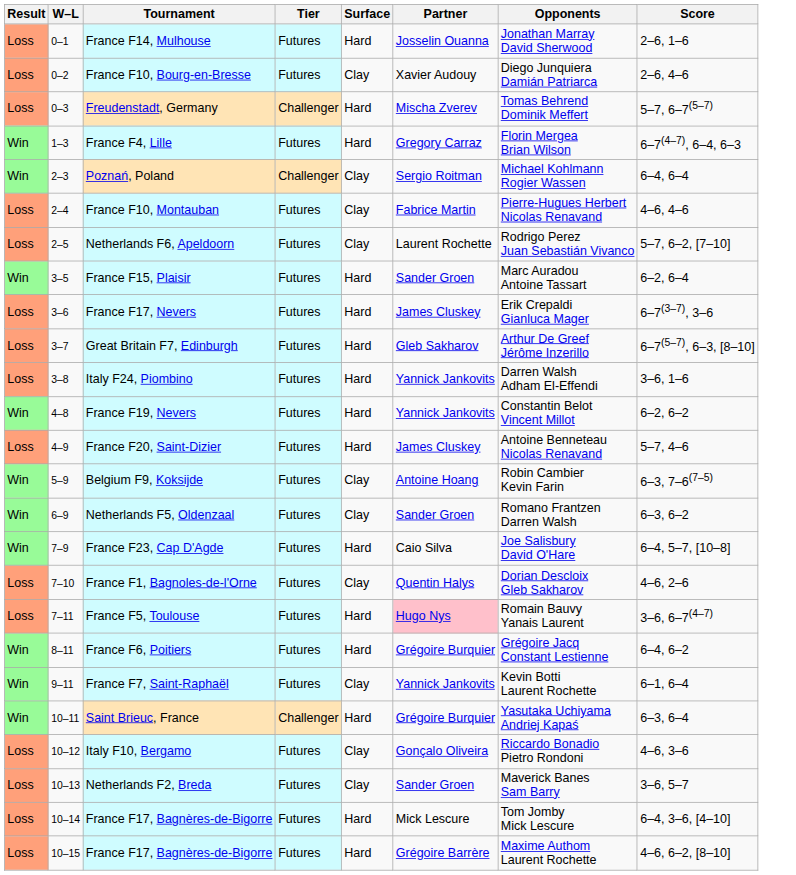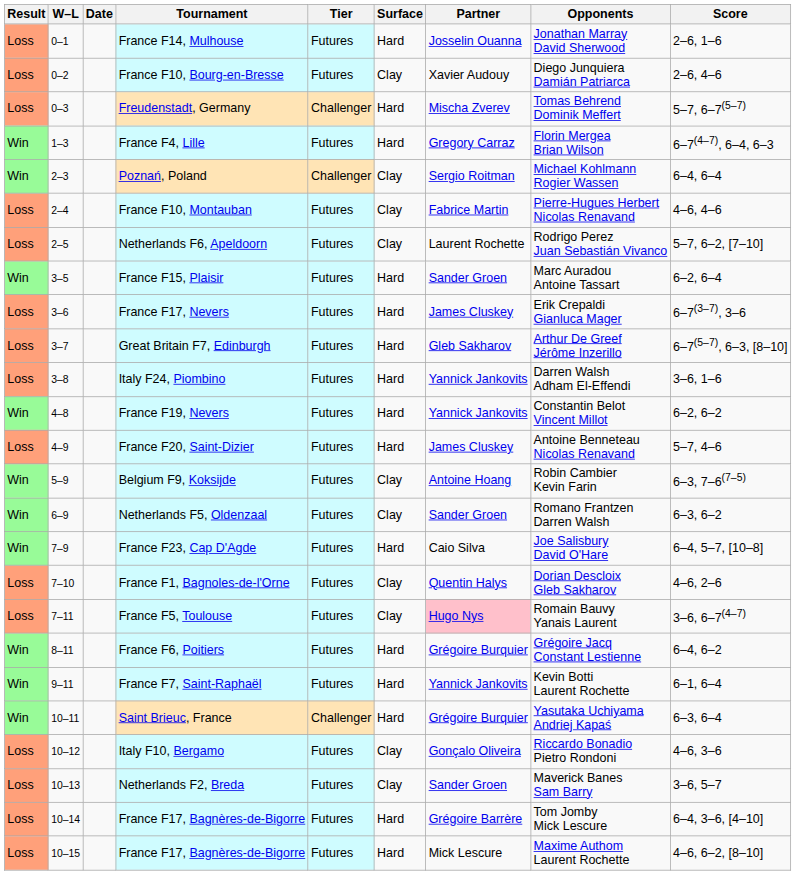+ column: (99, 14)
(358, 616) Hard -> (390, 616) Clay
(357, 684) Clay -> (391, 684) Hard
(433, 819) Mick Lescure -> (475, 819) Grégoire Barrère
(443, 853) Grégoire Barrère -> (465, 853) Mick Lescure
